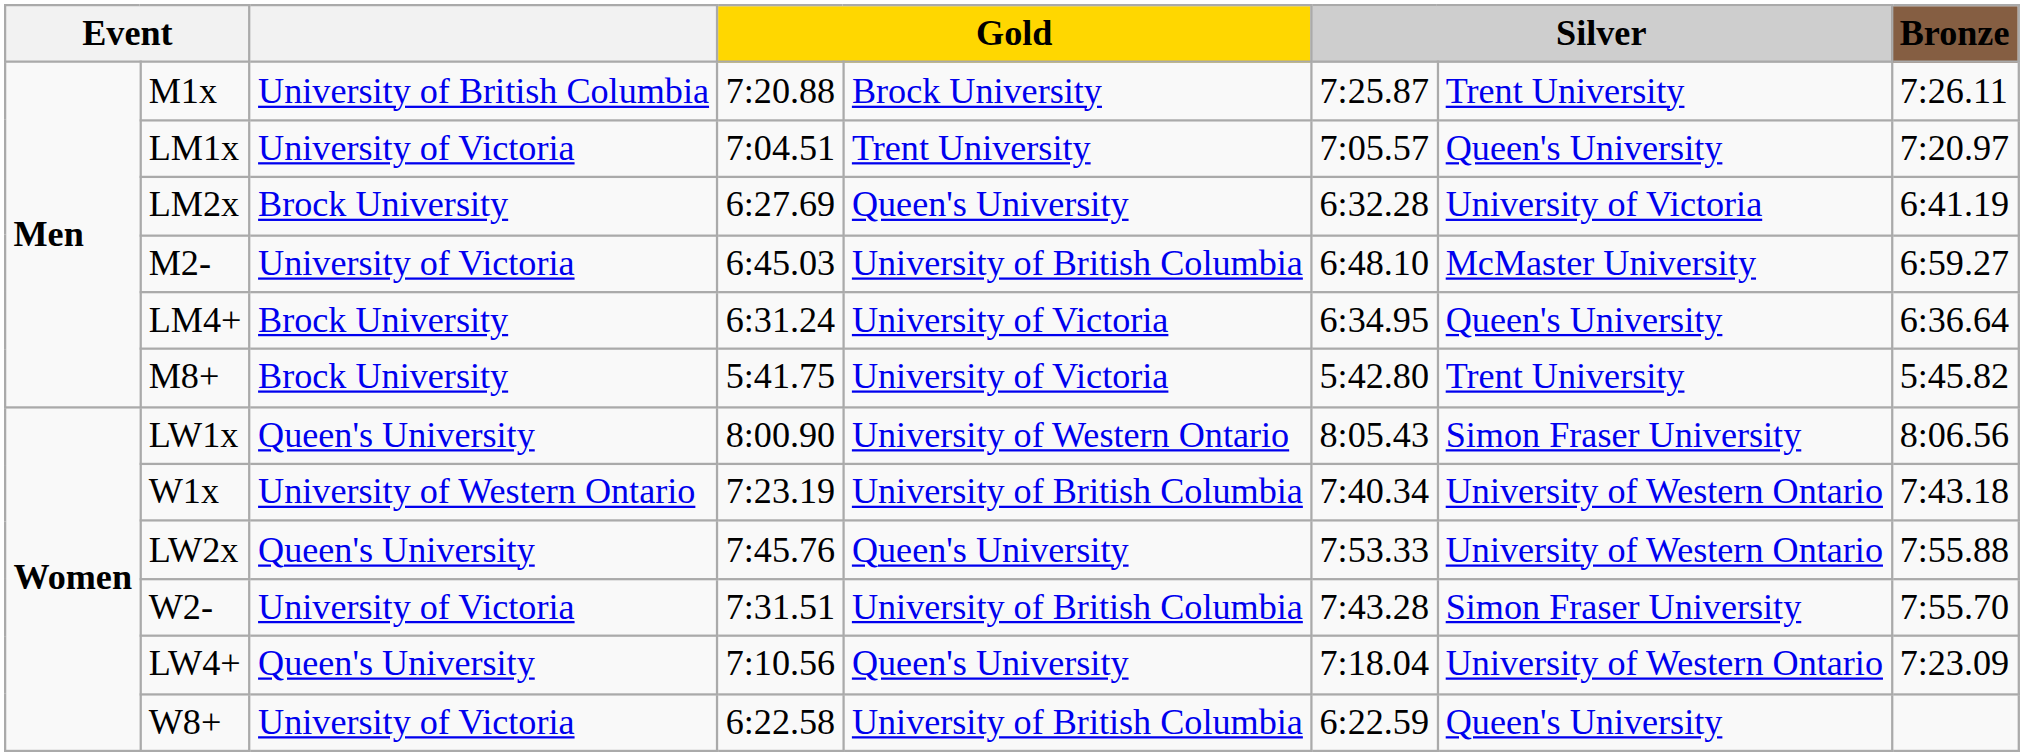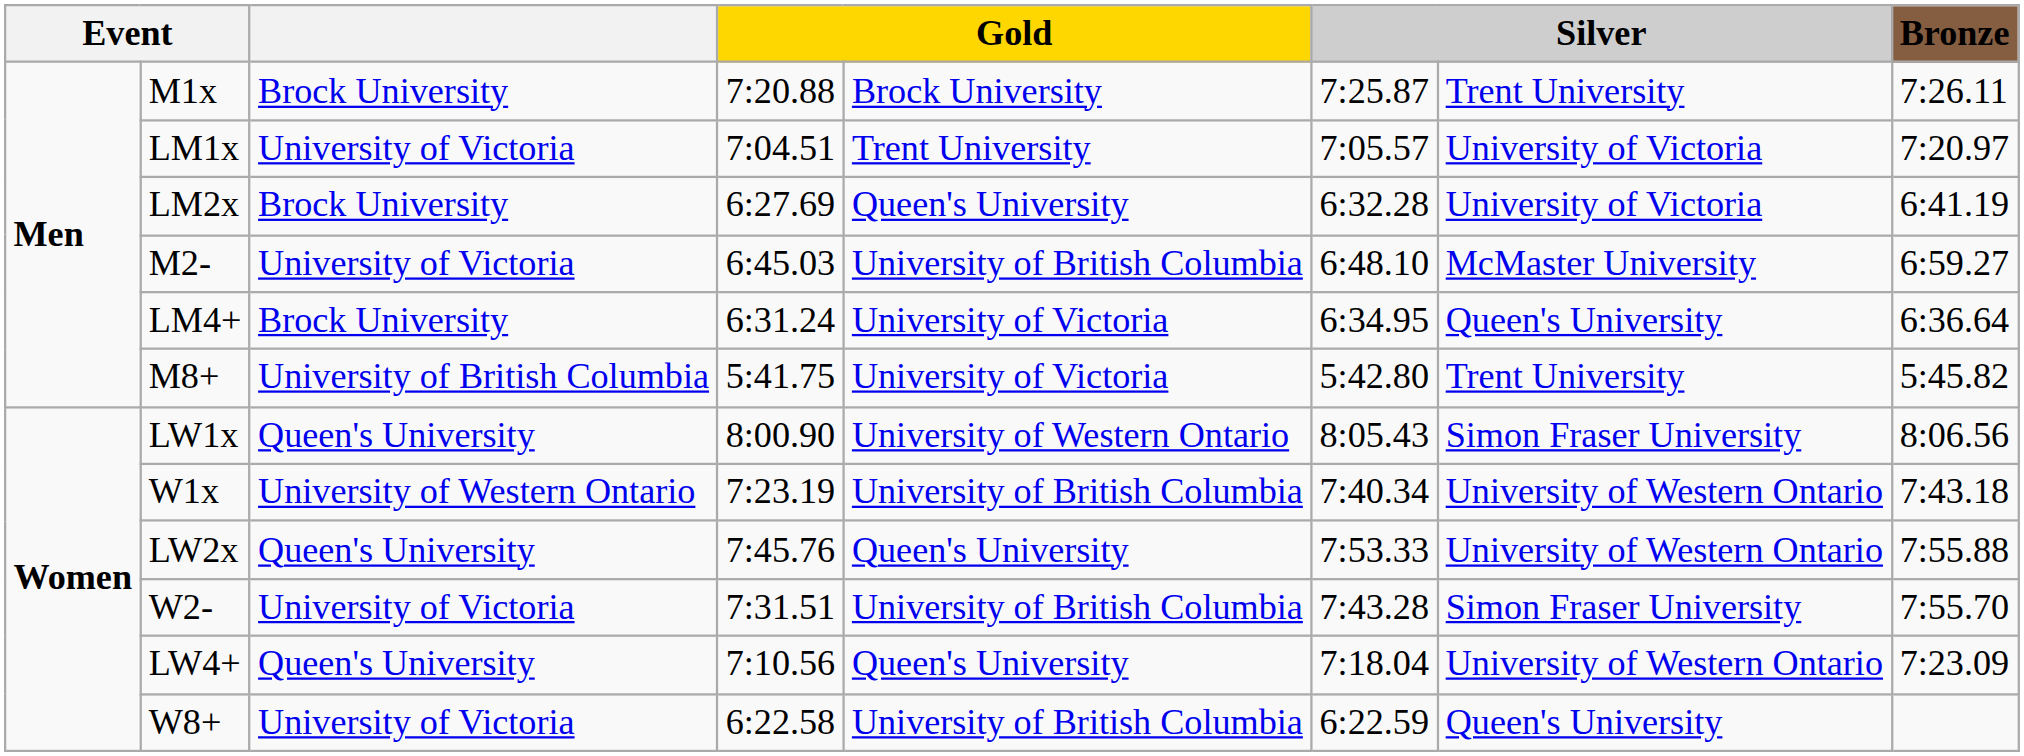(484, 90) University of British Columbia -> (383, 90) Brock University
(1584, 147) Queen's University -> (1604, 147) University of Victoria
(383, 377) Brock University -> (484, 377) University of British Columbia
